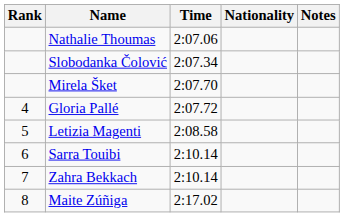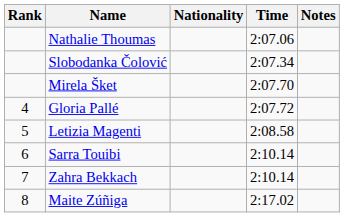columns swapped: (259, 16) <-> (196, 16)
